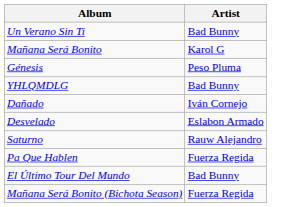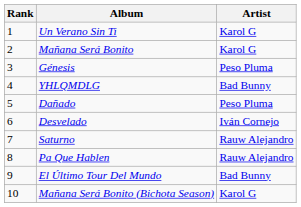+ column: (20, 13)
(213, 31) Bad Bunny -> (238, 31) Karol G
(217, 103) Iván Cornejo -> (246, 103) Peso Pluma
(226, 121) Eslabon Armado -> (249, 121) Iván Cornejo
(221, 157) Fuerza Regida -> (256, 157) Rauw Alejandro
(221, 193) Fuerza Regida -> (238, 193) Karol G
